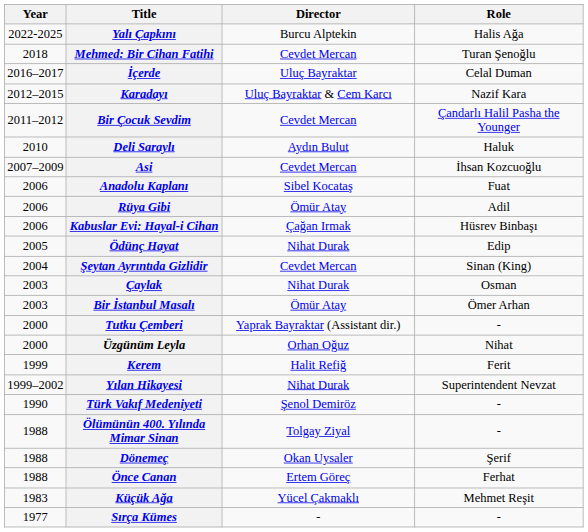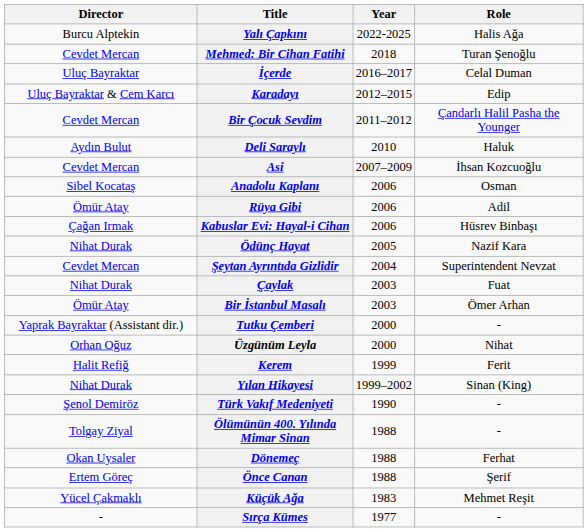columns swapped: (35, 14) <-> (318, 14)
(499, 93) Nazif Kara -> (499, 93) Edip
(499, 186) Fuat -> (499, 186) Osman
(499, 246) Edip -> (499, 246) Nazif Kara
(499, 265) Sinan (King) -> (499, 265) Superintendent Nevzat
(499, 285) Osman -> (499, 285) Fuat
(499, 384) Superintendent Nevzat -> (499, 384) Sinan (King)
(499, 458) Şerif -> (499, 458) Ferhat
(499, 477) Ferhat -> (499, 477) Şerif
